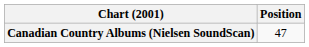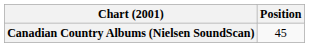(281, 33) 47 -> (281, 33) 45
